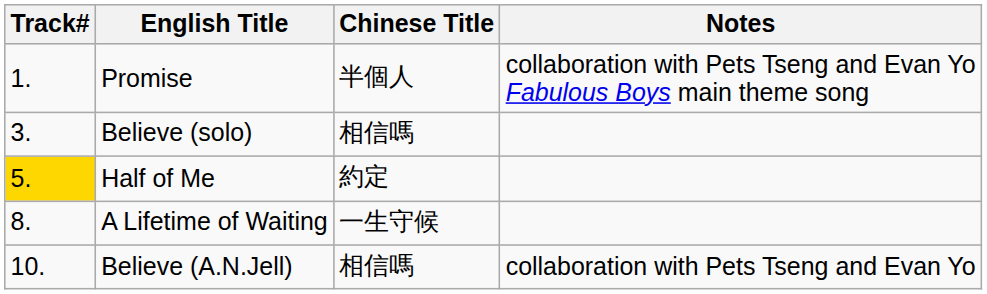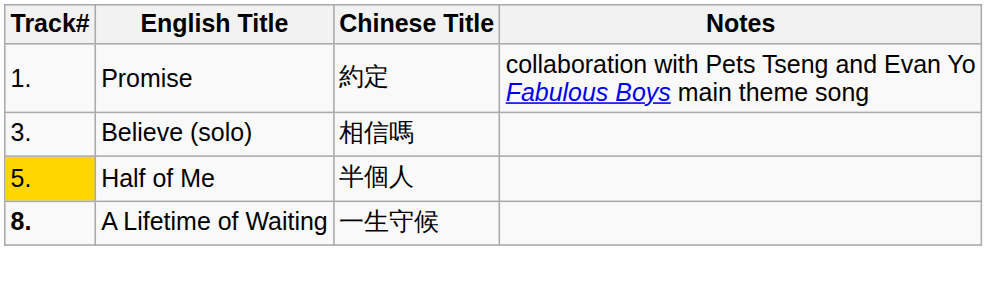(377, 77) 半個人 -> (364, 77) 約定
(364, 177) 約定 -> (377, 177) 半個人
(21, 222) normal -> (21, 222) bold
- row: (197, 266)
